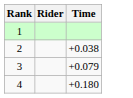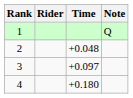+ column: (115, 13)
(84, 49) +0.038 -> (84, 49) +0.048
(84, 66) +0.079 -> (84, 66) +0.097
